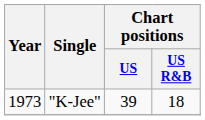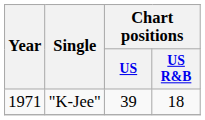(25, 101) 1973 -> (25, 101) 1971
